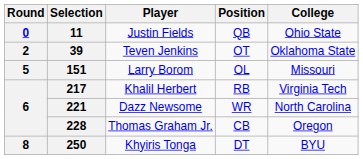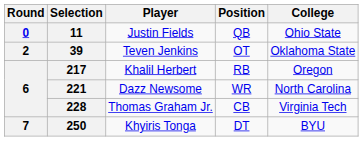- row: (76, 70)
(313, 88) Virginia Tech -> (313, 70) Oregon
(313, 126) Oregon -> (313, 107) Virginia Tech
(26, 145) 8 -> (26, 126) 7
